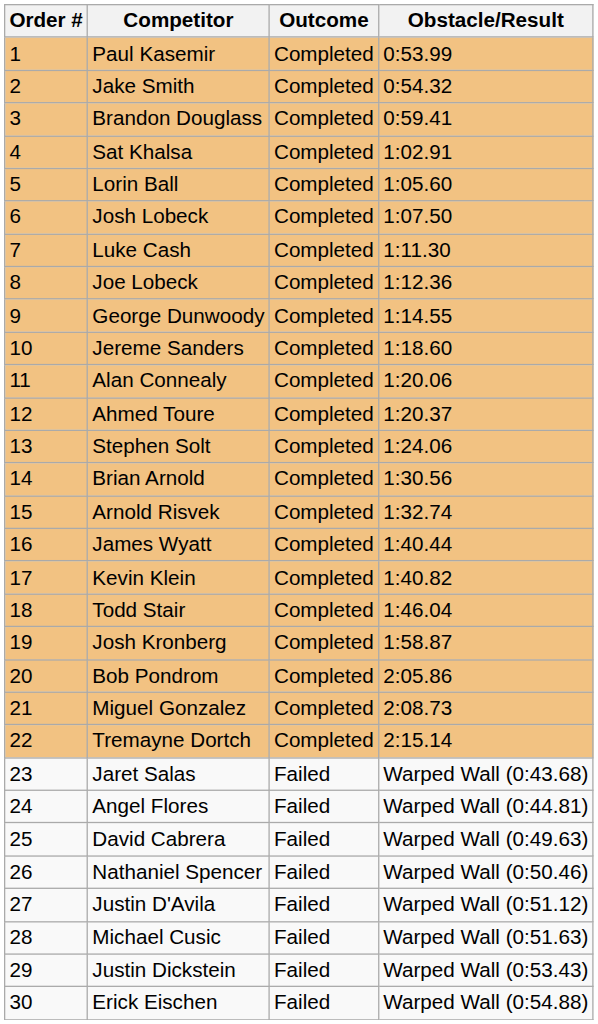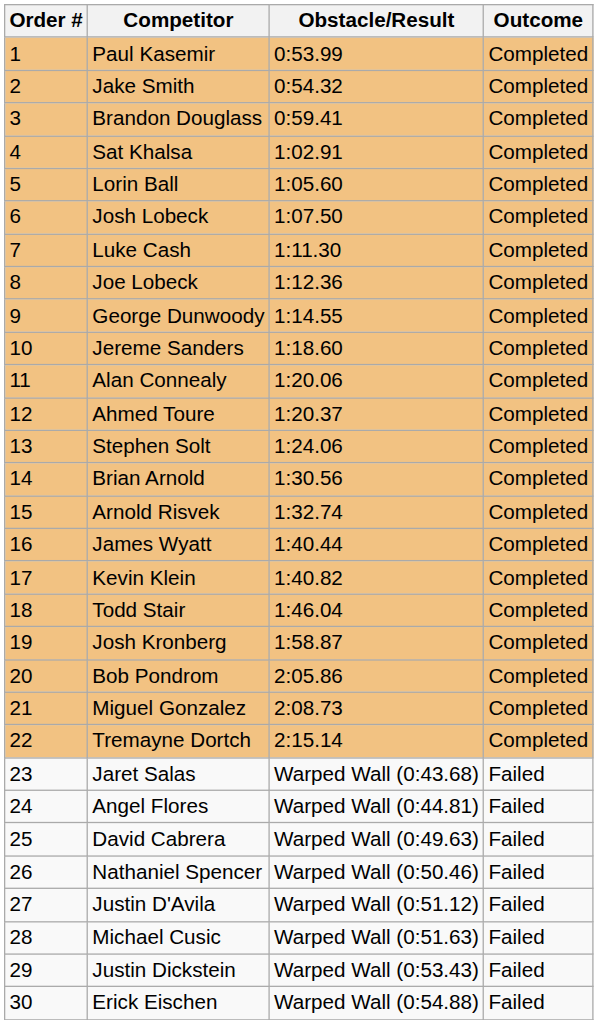columns swapped: (324, 20) <-> (486, 20)
